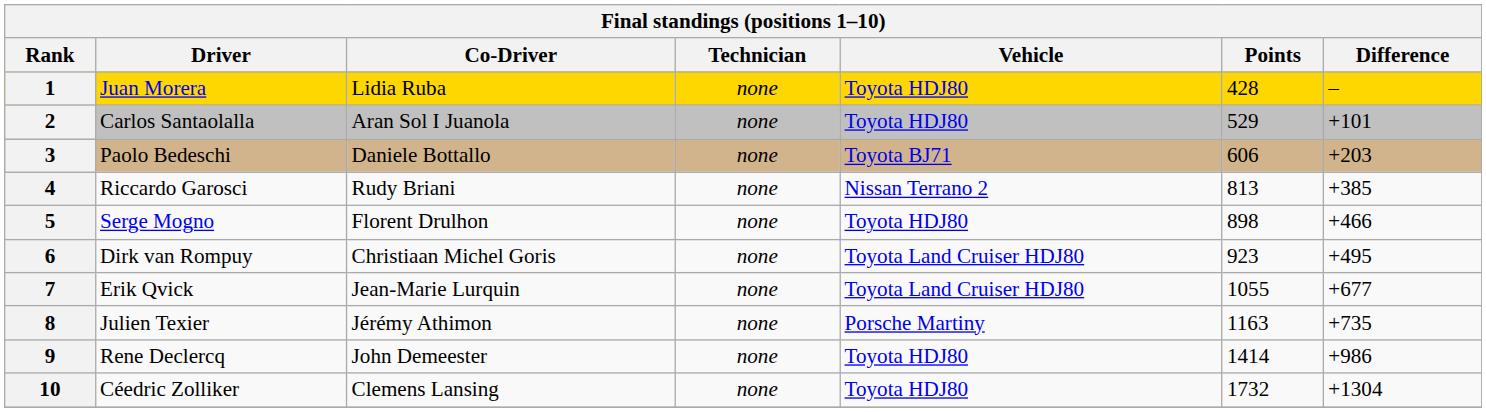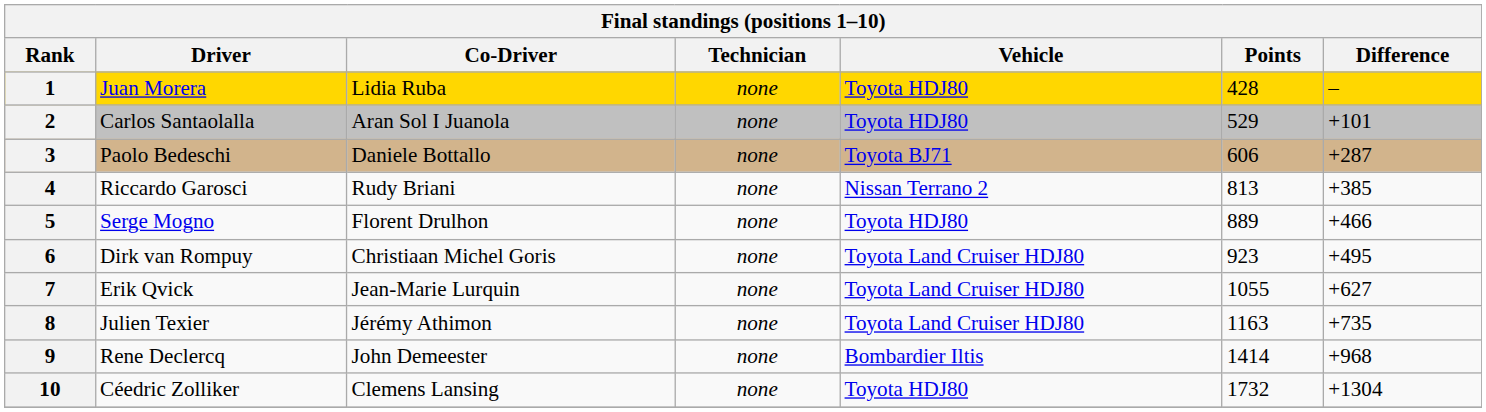(1350, 155) +203 -> (1350, 155) +287
(1243, 222) 898 -> (1243, 222) 889
(1350, 289) +677 -> (1350, 289) +627
(915, 322) Porsche Martiny -> (964, 322) Toyota Land Cruiser HDJ80
(906, 356) Toyota HDJ80 -> (914, 356) Bombardier Iltis
(1350, 356) +986 -> (1350, 356) +968
